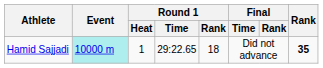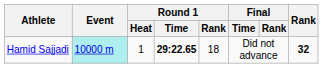(177, 50) normal -> (177, 50) bold
(303, 50) 35 -> (303, 50) 32
